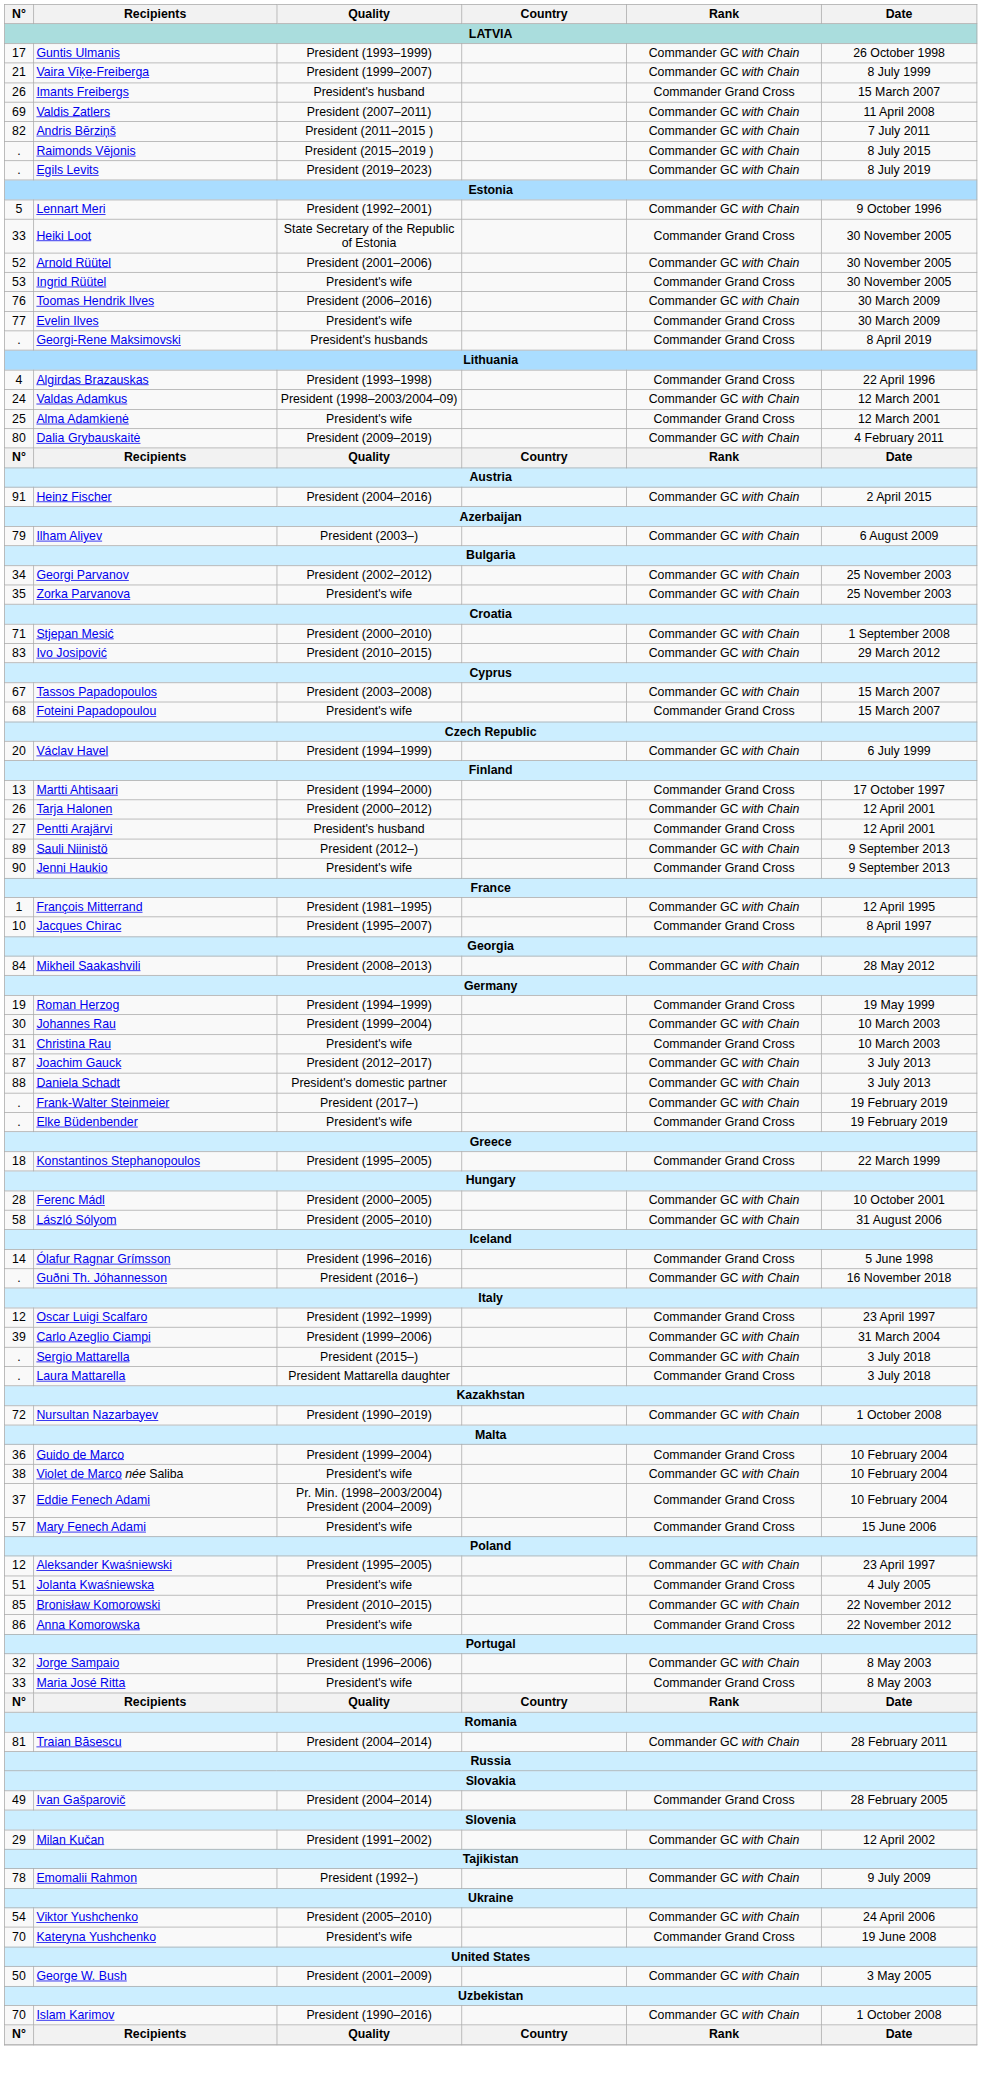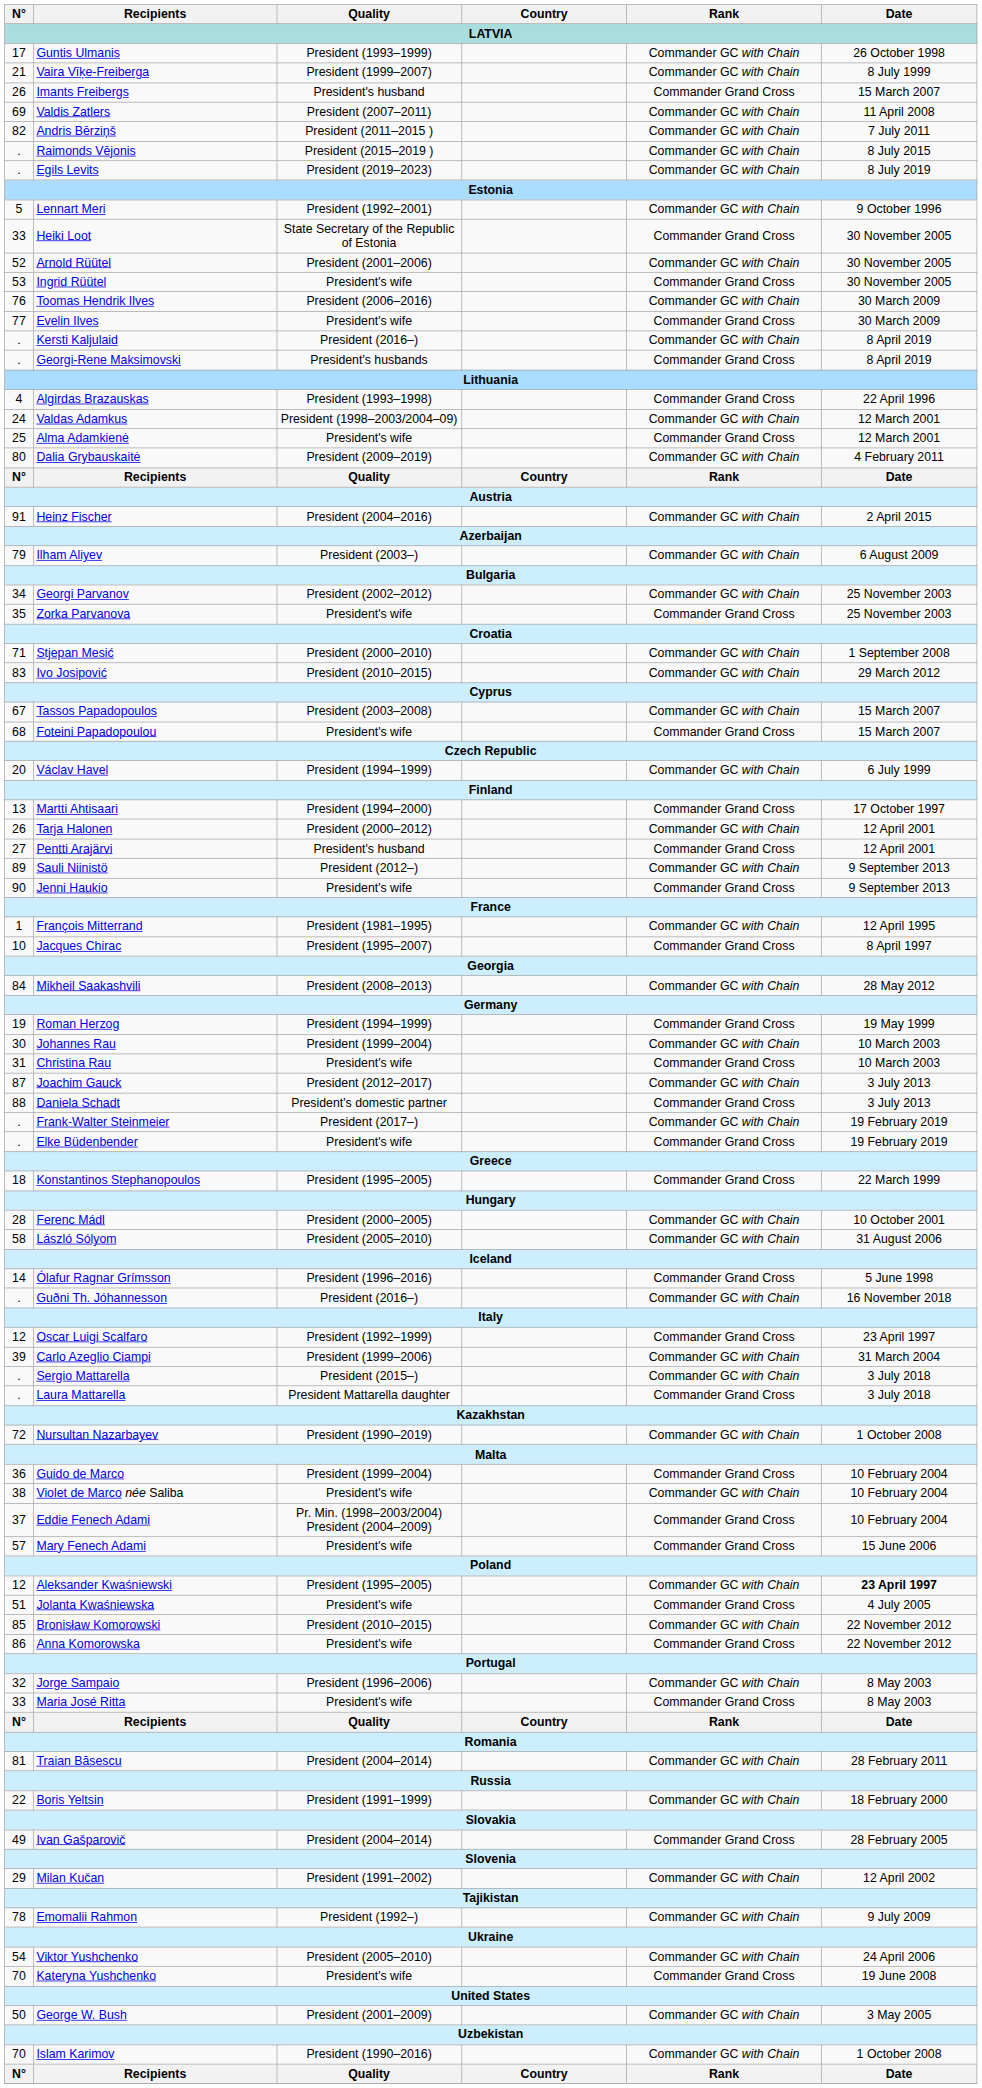+ row: (77, 340)
(724, 594) Commander GC with Chain -> (724, 614) Commander Grand Cross
(724, 1083) Commander GC with Chain -> (724, 1102) Commander Grand Cross
(899, 1566) normal -> (899, 1585) bold
+ row: (70, 1800)
